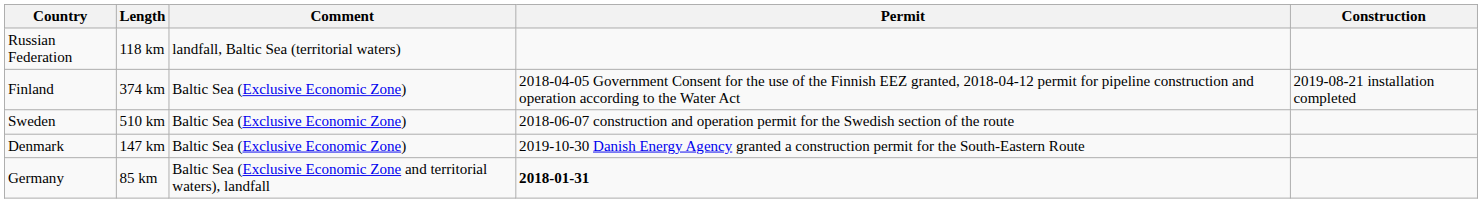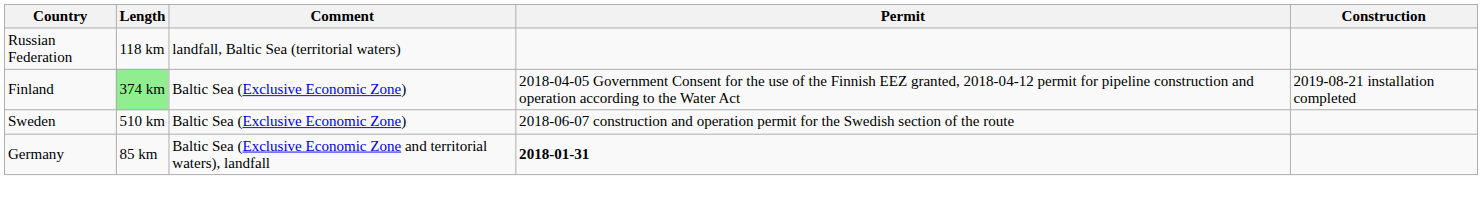(142, 89) no background -> (142, 89) lightgreen background
- row: (36, 145)
